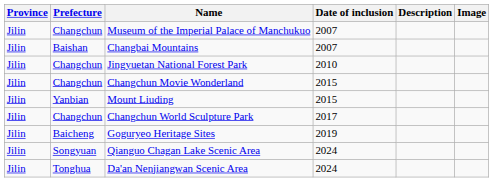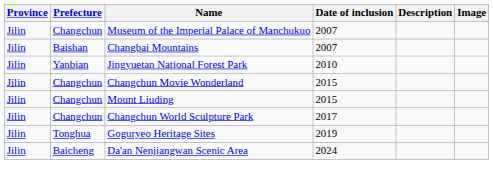(78, 64) Changchun -> (71, 64) Yanbian
(71, 99) Yanbian -> (78, 99) Changchun
(73, 133) Baicheng -> (72, 133) Tonghua
- row: (184, 151)
(72, 168) Tonghua -> (73, 151) Baicheng
